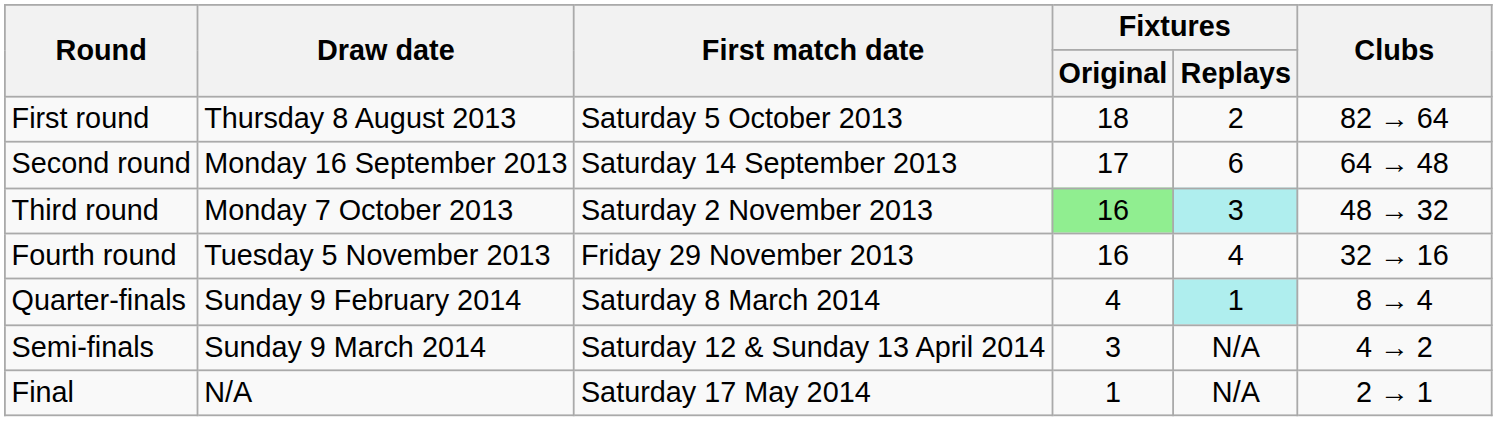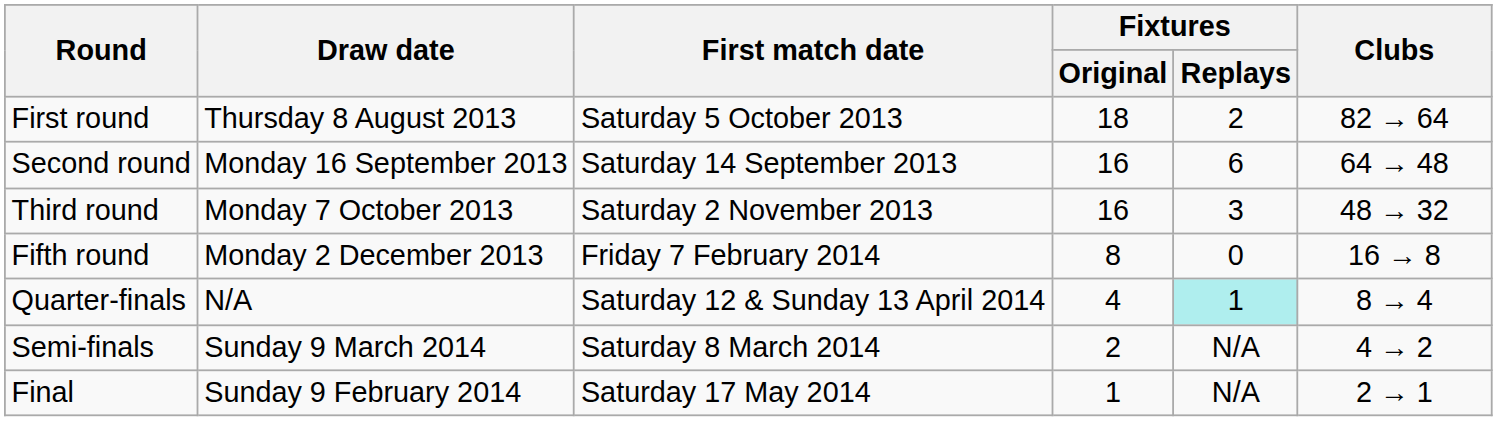(1113, 164) 17 -> (1113, 164) 16
(1113, 210) lightgreen background -> (1113, 210) no background
(1236, 210) paleturquoise background -> (1236, 210) no background
- row: (94, 255)
+ row: (80, 255)
(363, 301) Sunday 9 February 2014 -> (228, 301) N/A
(731, 301) Saturday 8 March 2014 -> (813, 301) Saturday 12 & Sunday 13 April 2014
(813, 347) Saturday 12 & Sunday 13 April 2014 -> (731, 347) Saturday 8 March 2014
(1113, 347) 3 -> (1113, 347) 2
(228, 392) N/A -> (363, 392) Sunday 9 February 2014
